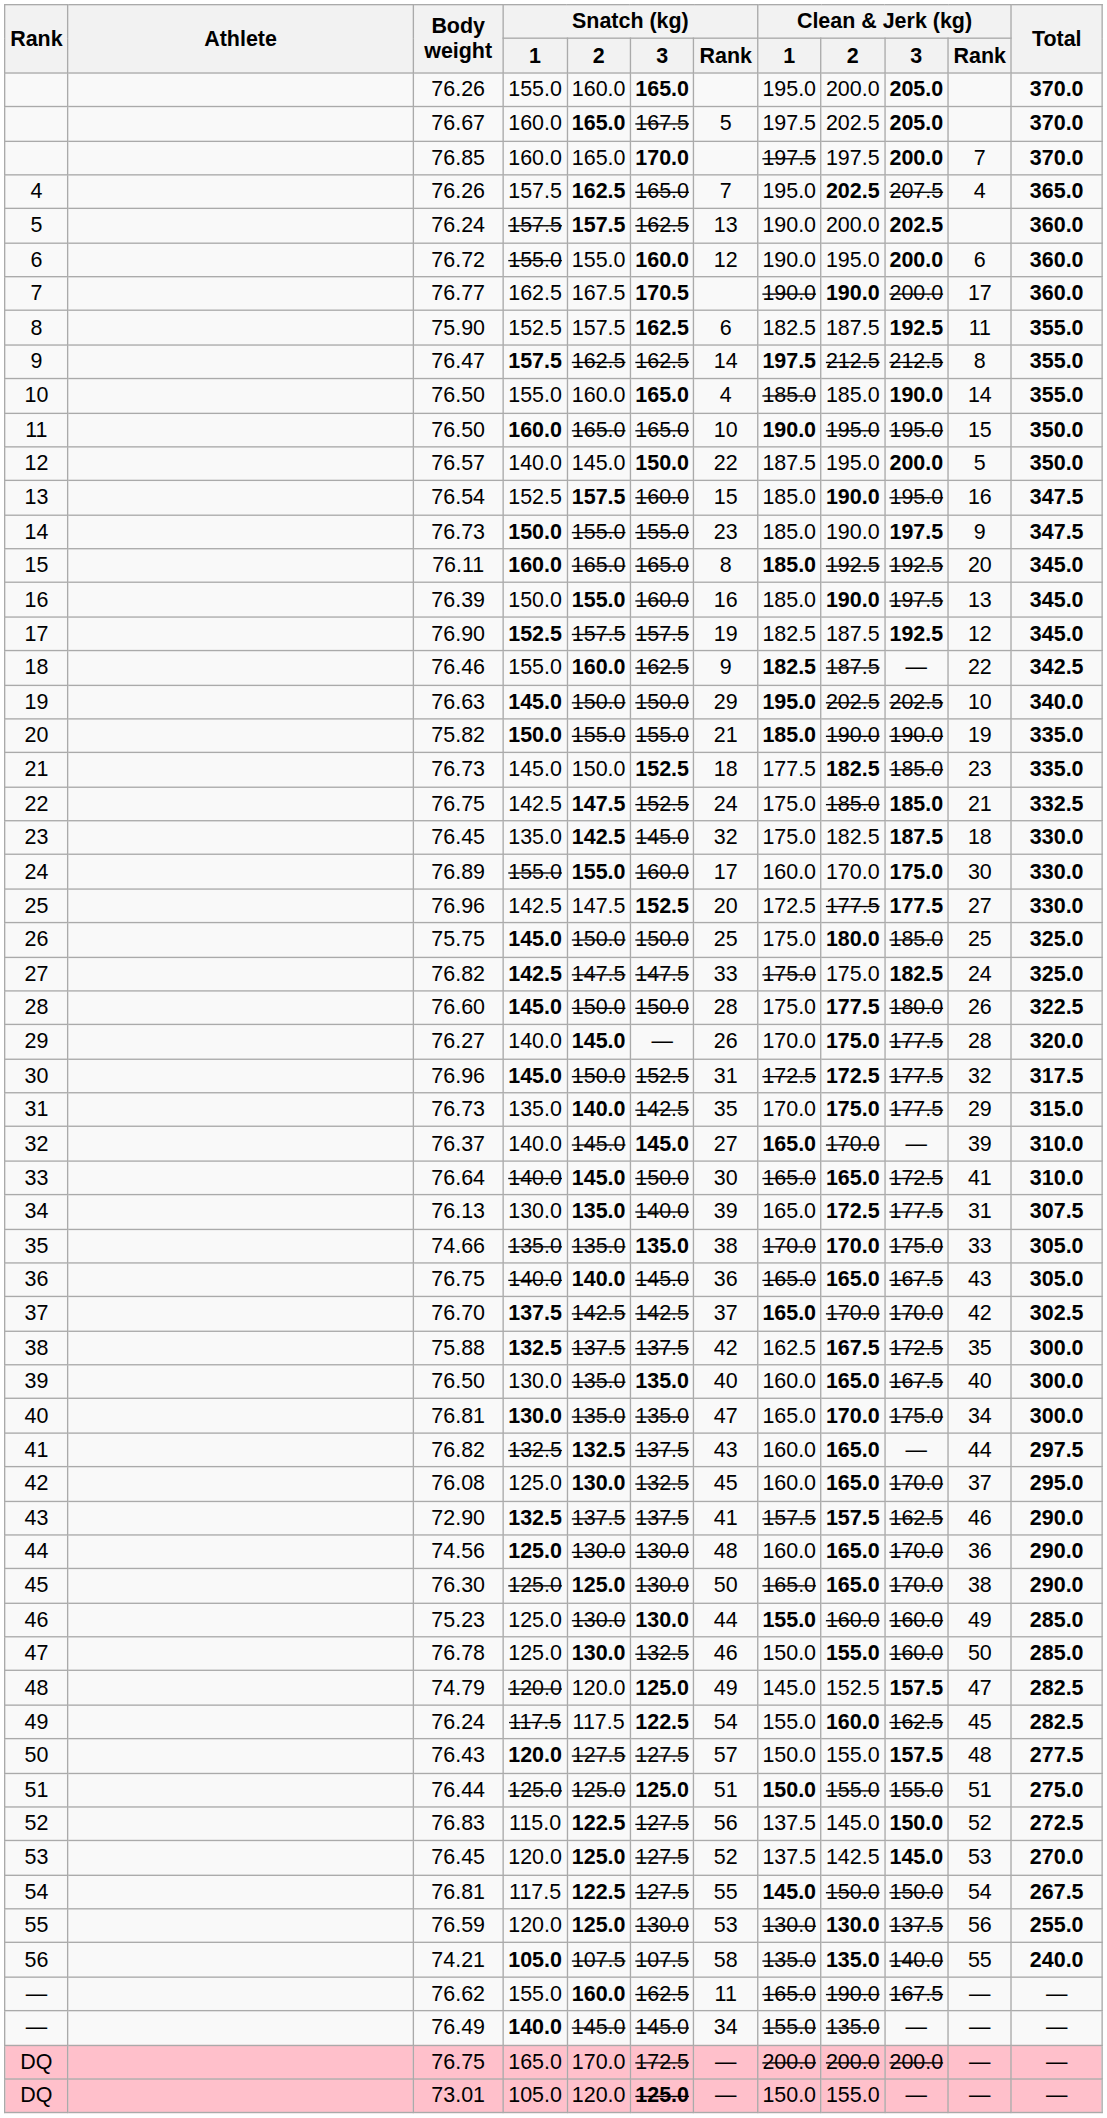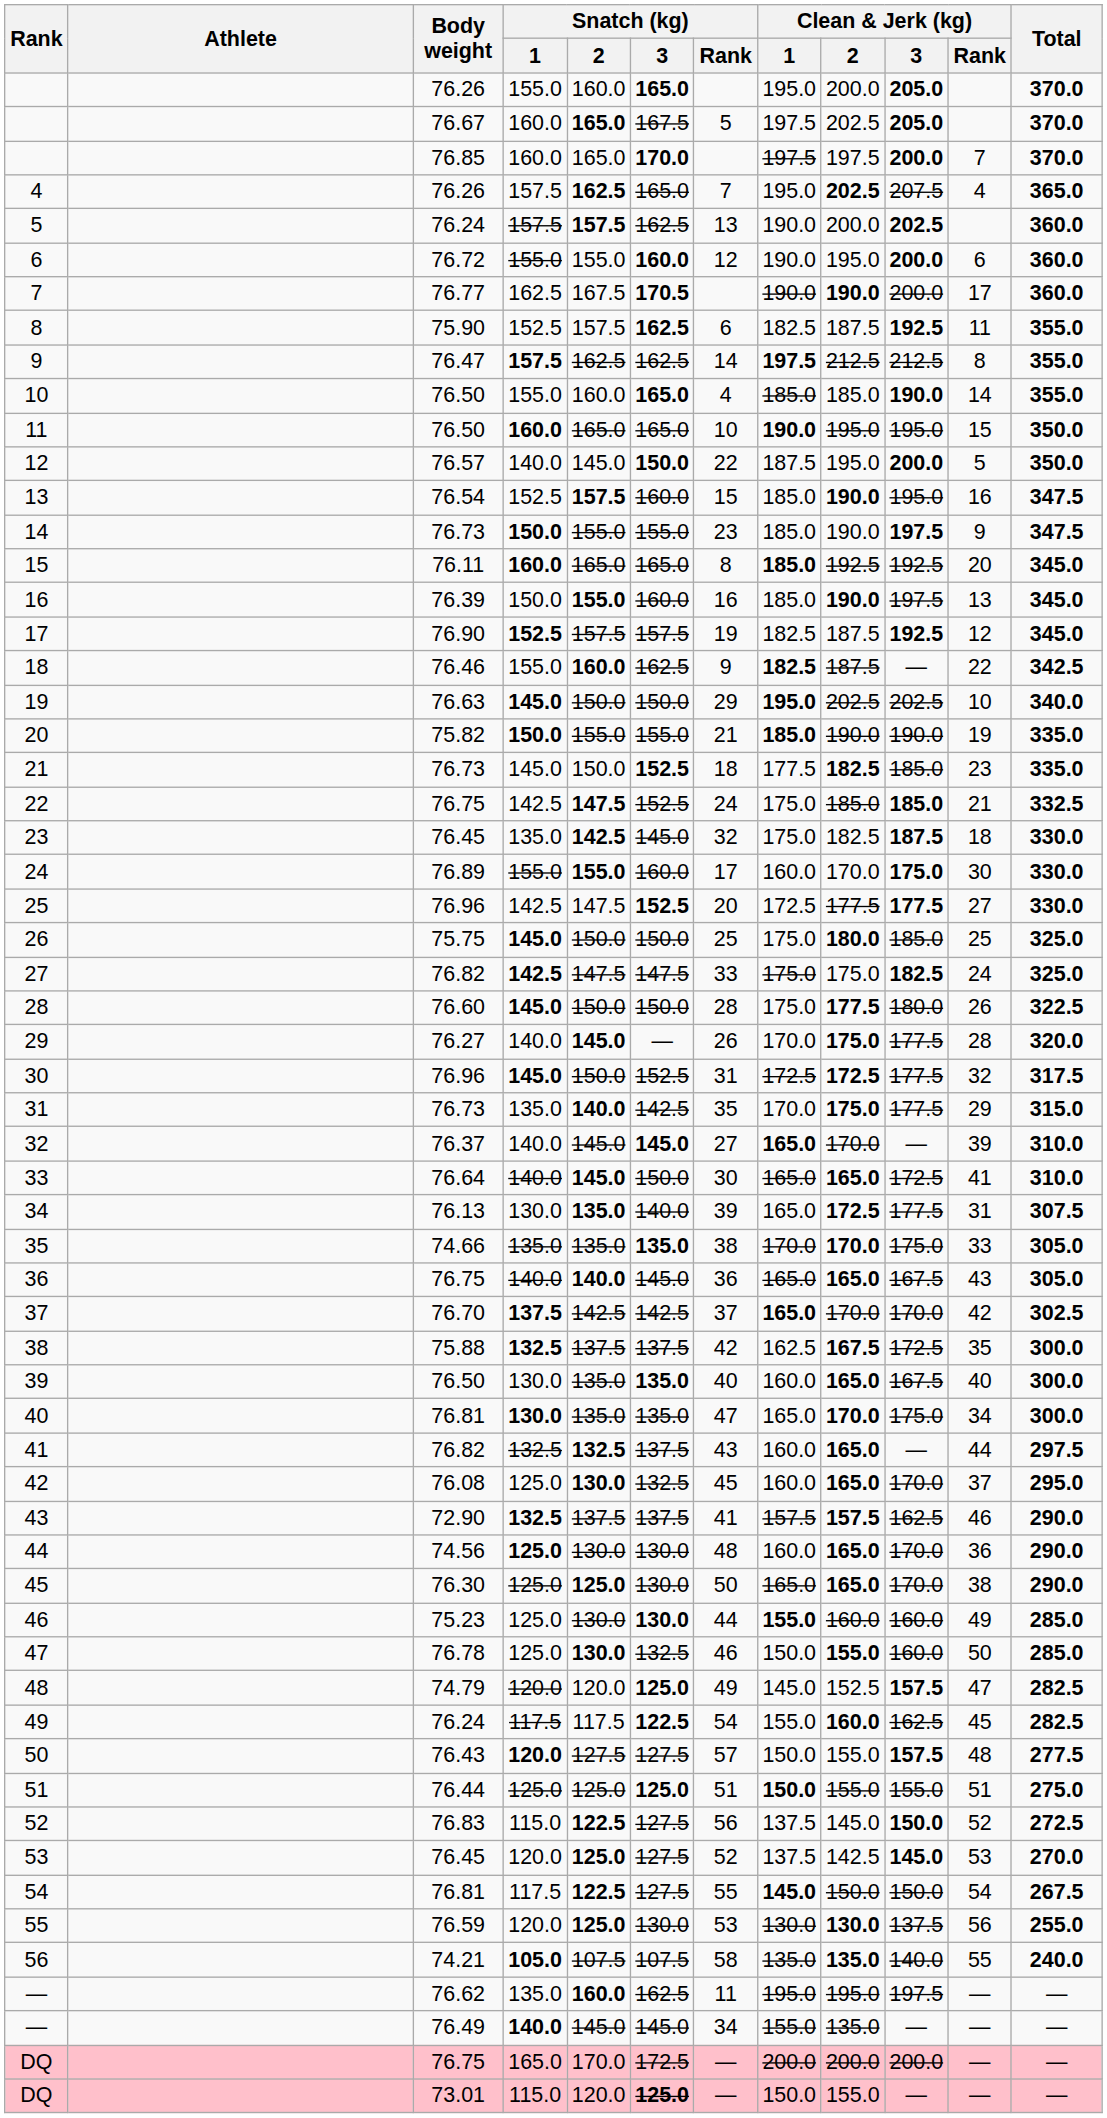(535, 1993) 155.0 -> (535, 1993) 135.0
(789, 1993) 165.0 -> (789, 1993) 195.0
(853, 1993) 190.0 -> (853, 1993) 195.0
(916, 1993) 167.5 -> (916, 1993) 197.5
(535, 2095) 105.0 -> (535, 2095) 115.0
